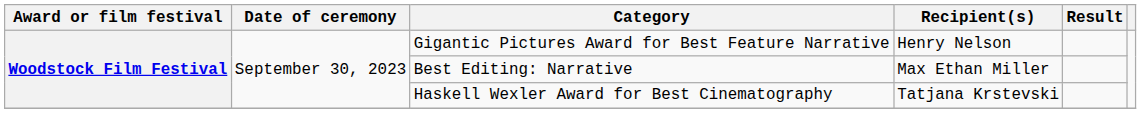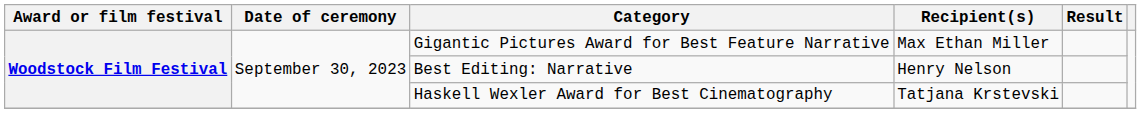(954, 43) Henry Nelson -> (973, 43) Max Ethan Miller
(973, 69) Max Ethan Miller -> (954, 69) Henry Nelson
